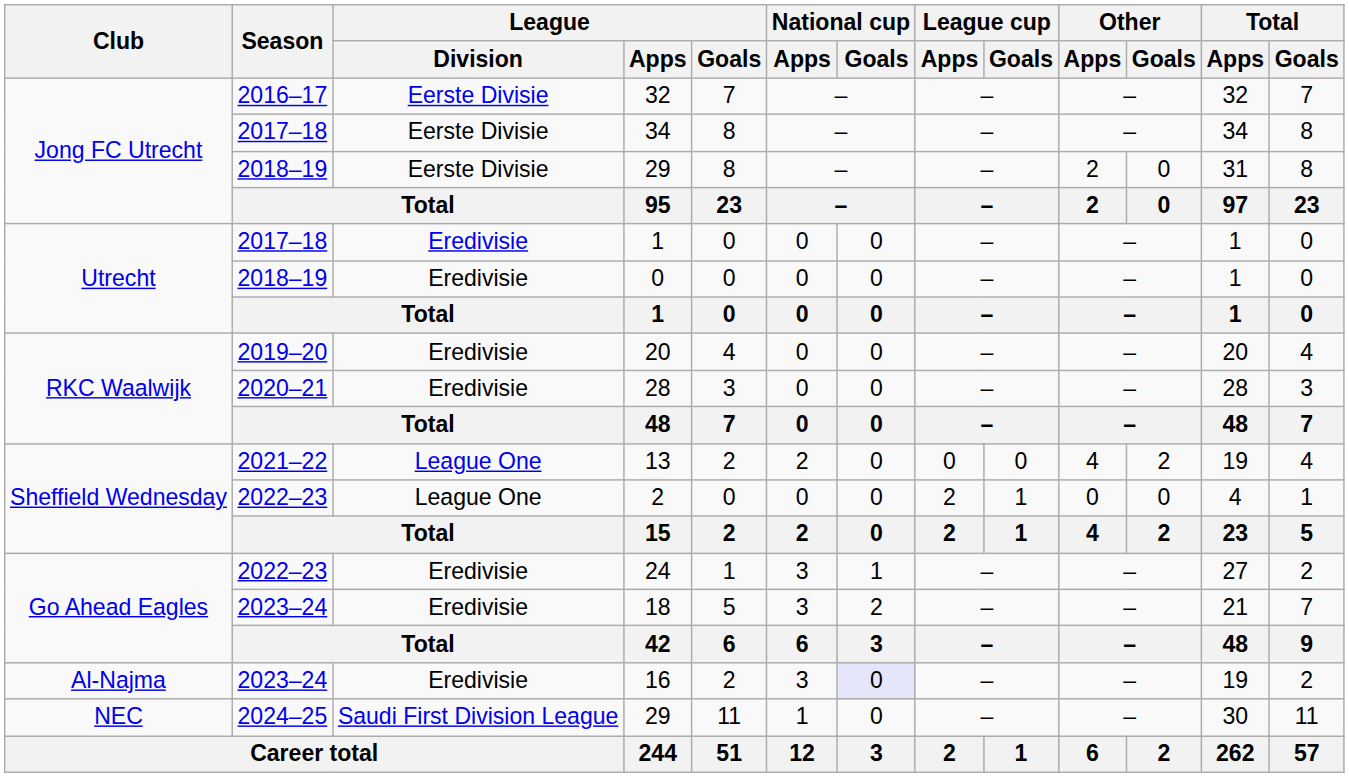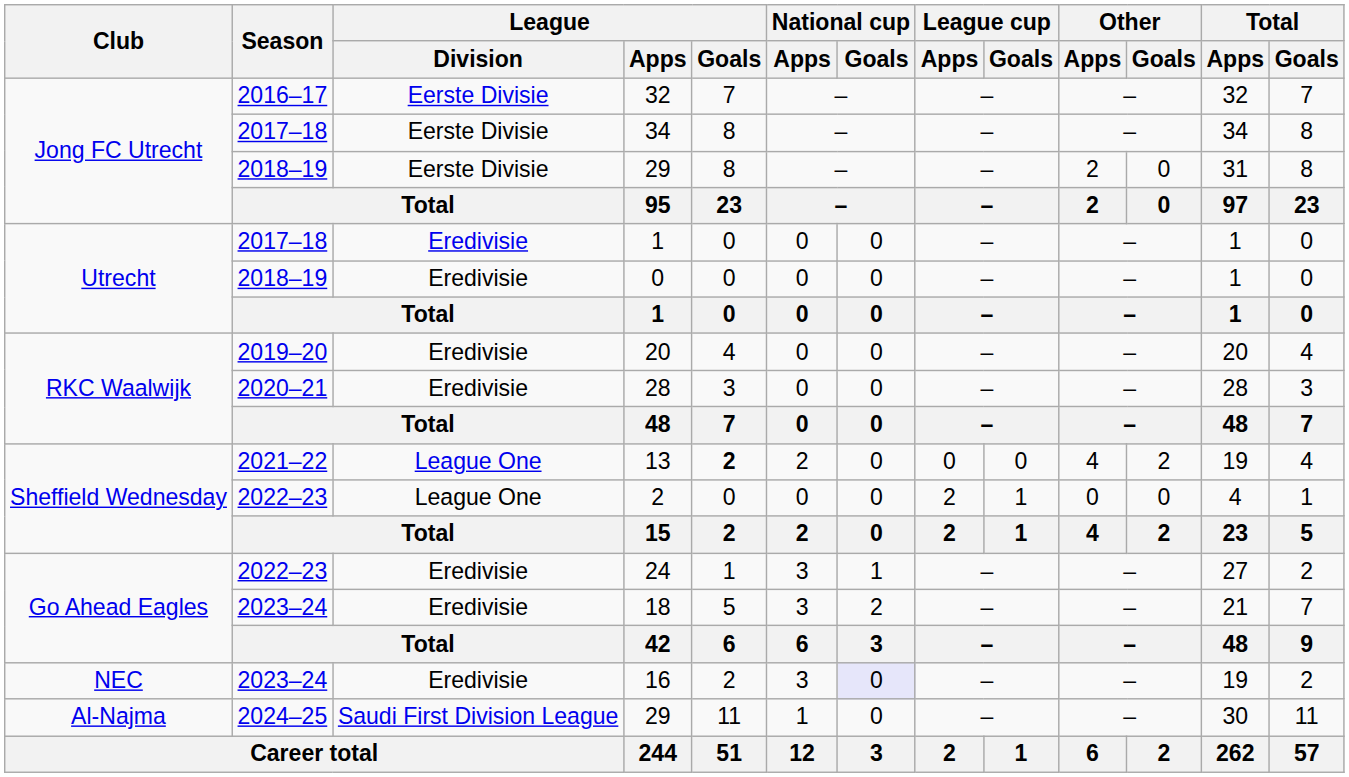(729, 461) normal -> (729, 461) bold
(118, 680) Al-Najma -> (118, 680) NEC
(118, 717) NEC -> (118, 717) Al-Najma
